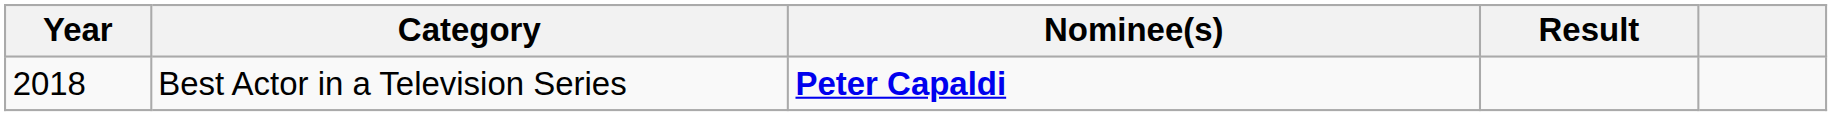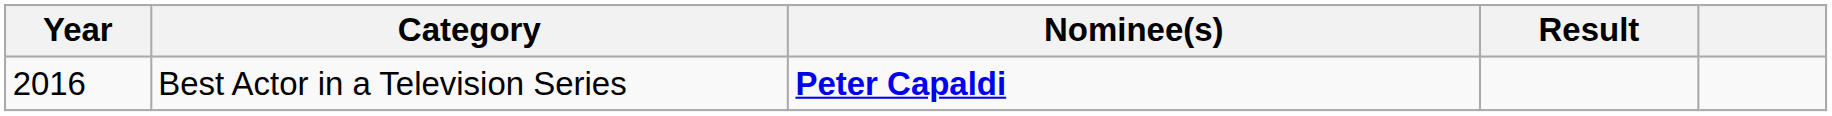(49, 82) 2018 -> (49, 82) 2016
